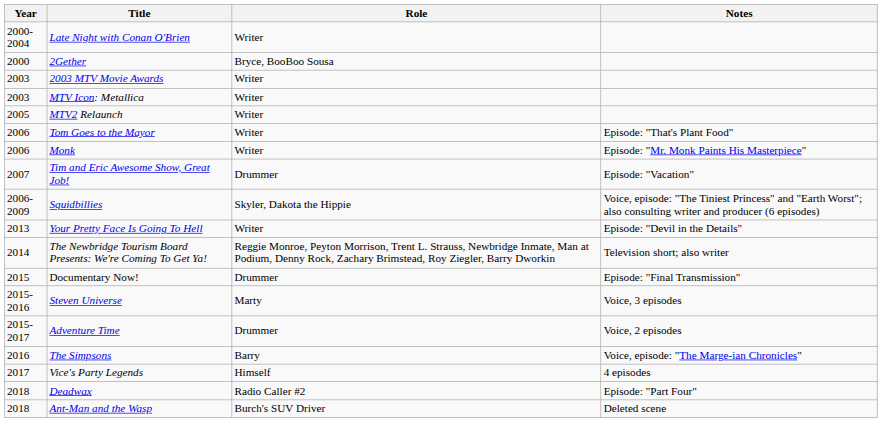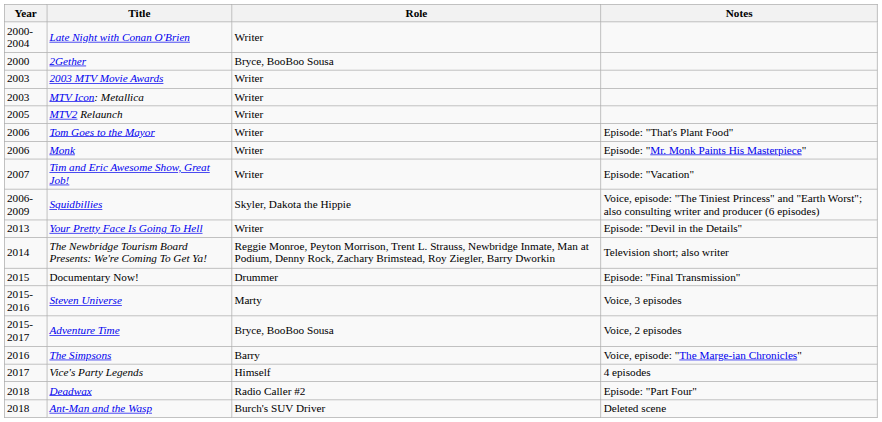(256, 174) Drummer -> (249, 174) Writer
(256, 331) Drummer -> (284, 331) Bryce, BooBoo Sousa
